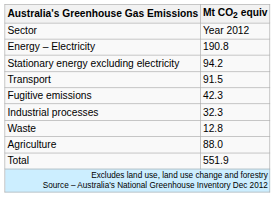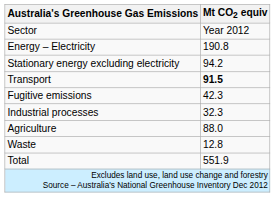(235, 80) normal -> (235, 80) bold
rows swapped: (32, 144) <-> (22, 128)
